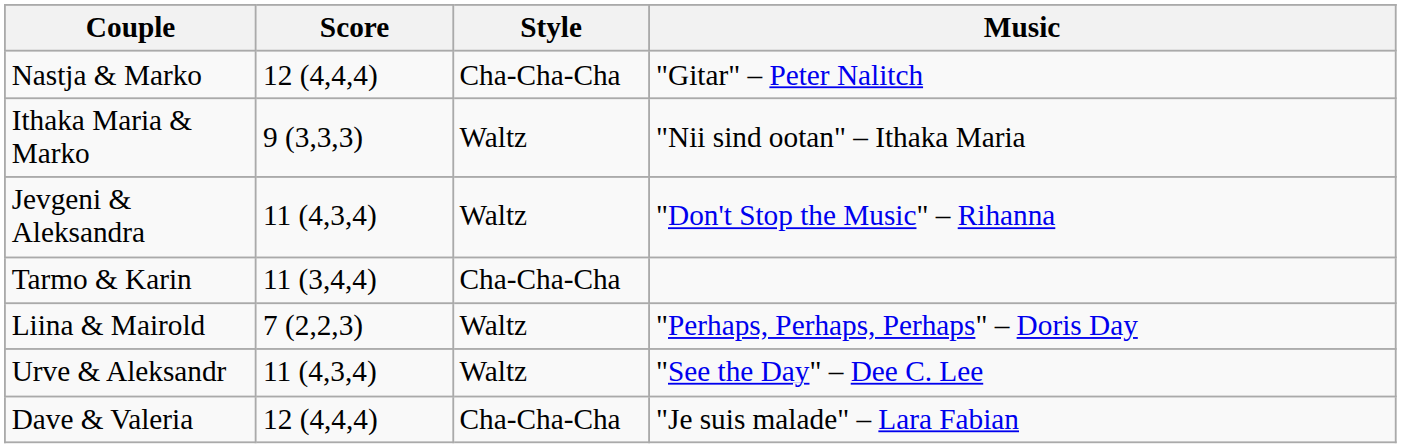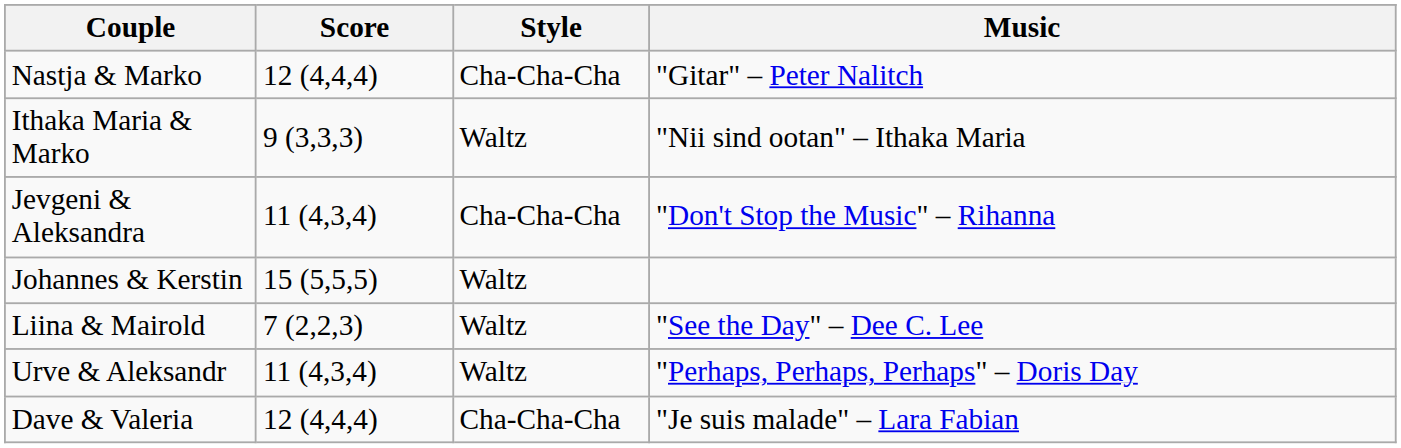(493, 216) Waltz -> (540, 216) Cha-Cha-Cha
+ row: (127, 279)
- row: (102, 279)
(897, 325) "Perhaps, Perhaps, Perhaps" – Doris Day -> (820, 325) "See the Day" – Dee C. Lee
(820, 372) "See the Day" – Dee C. Lee -> (897, 372) "Perhaps, Perhaps, Perhaps" – Doris Day
